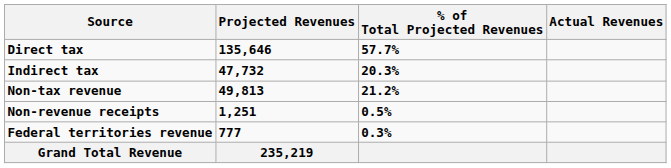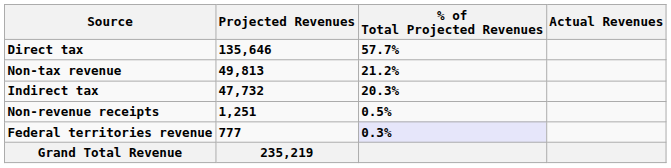rows swapped: (53, 70) <-> (64, 91)
(376, 132) no background -> (376, 132) lavender background
